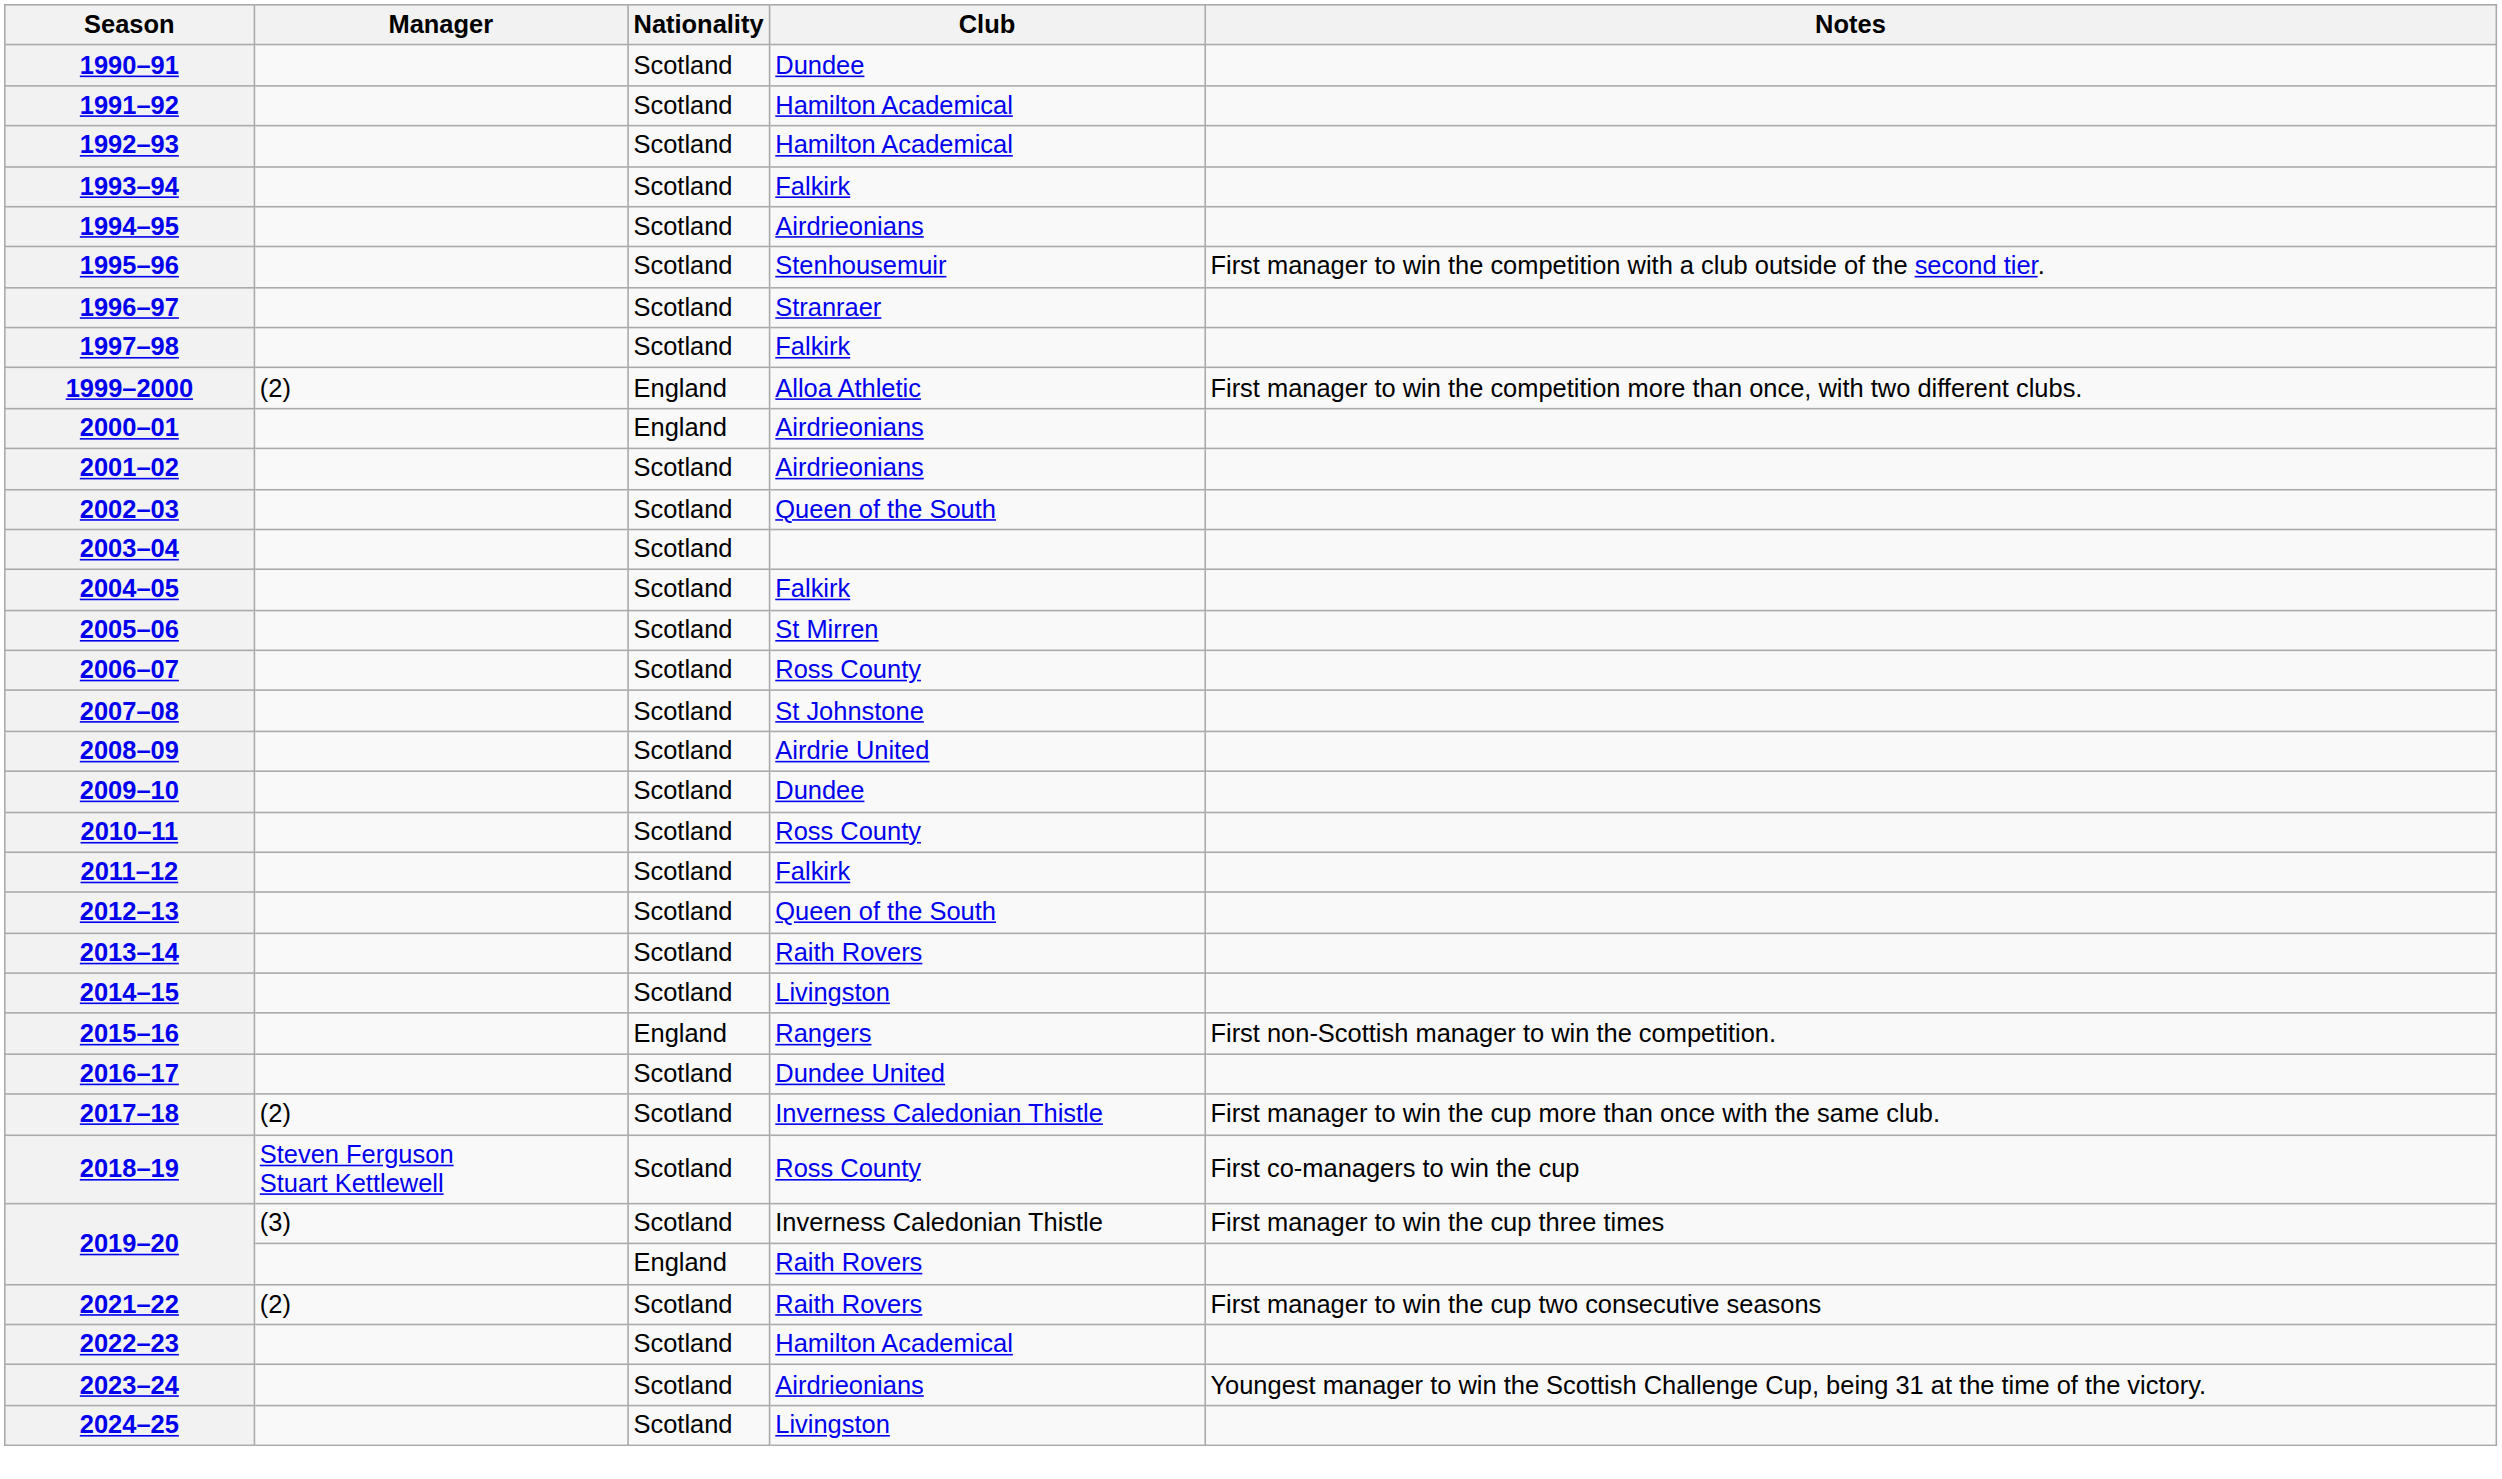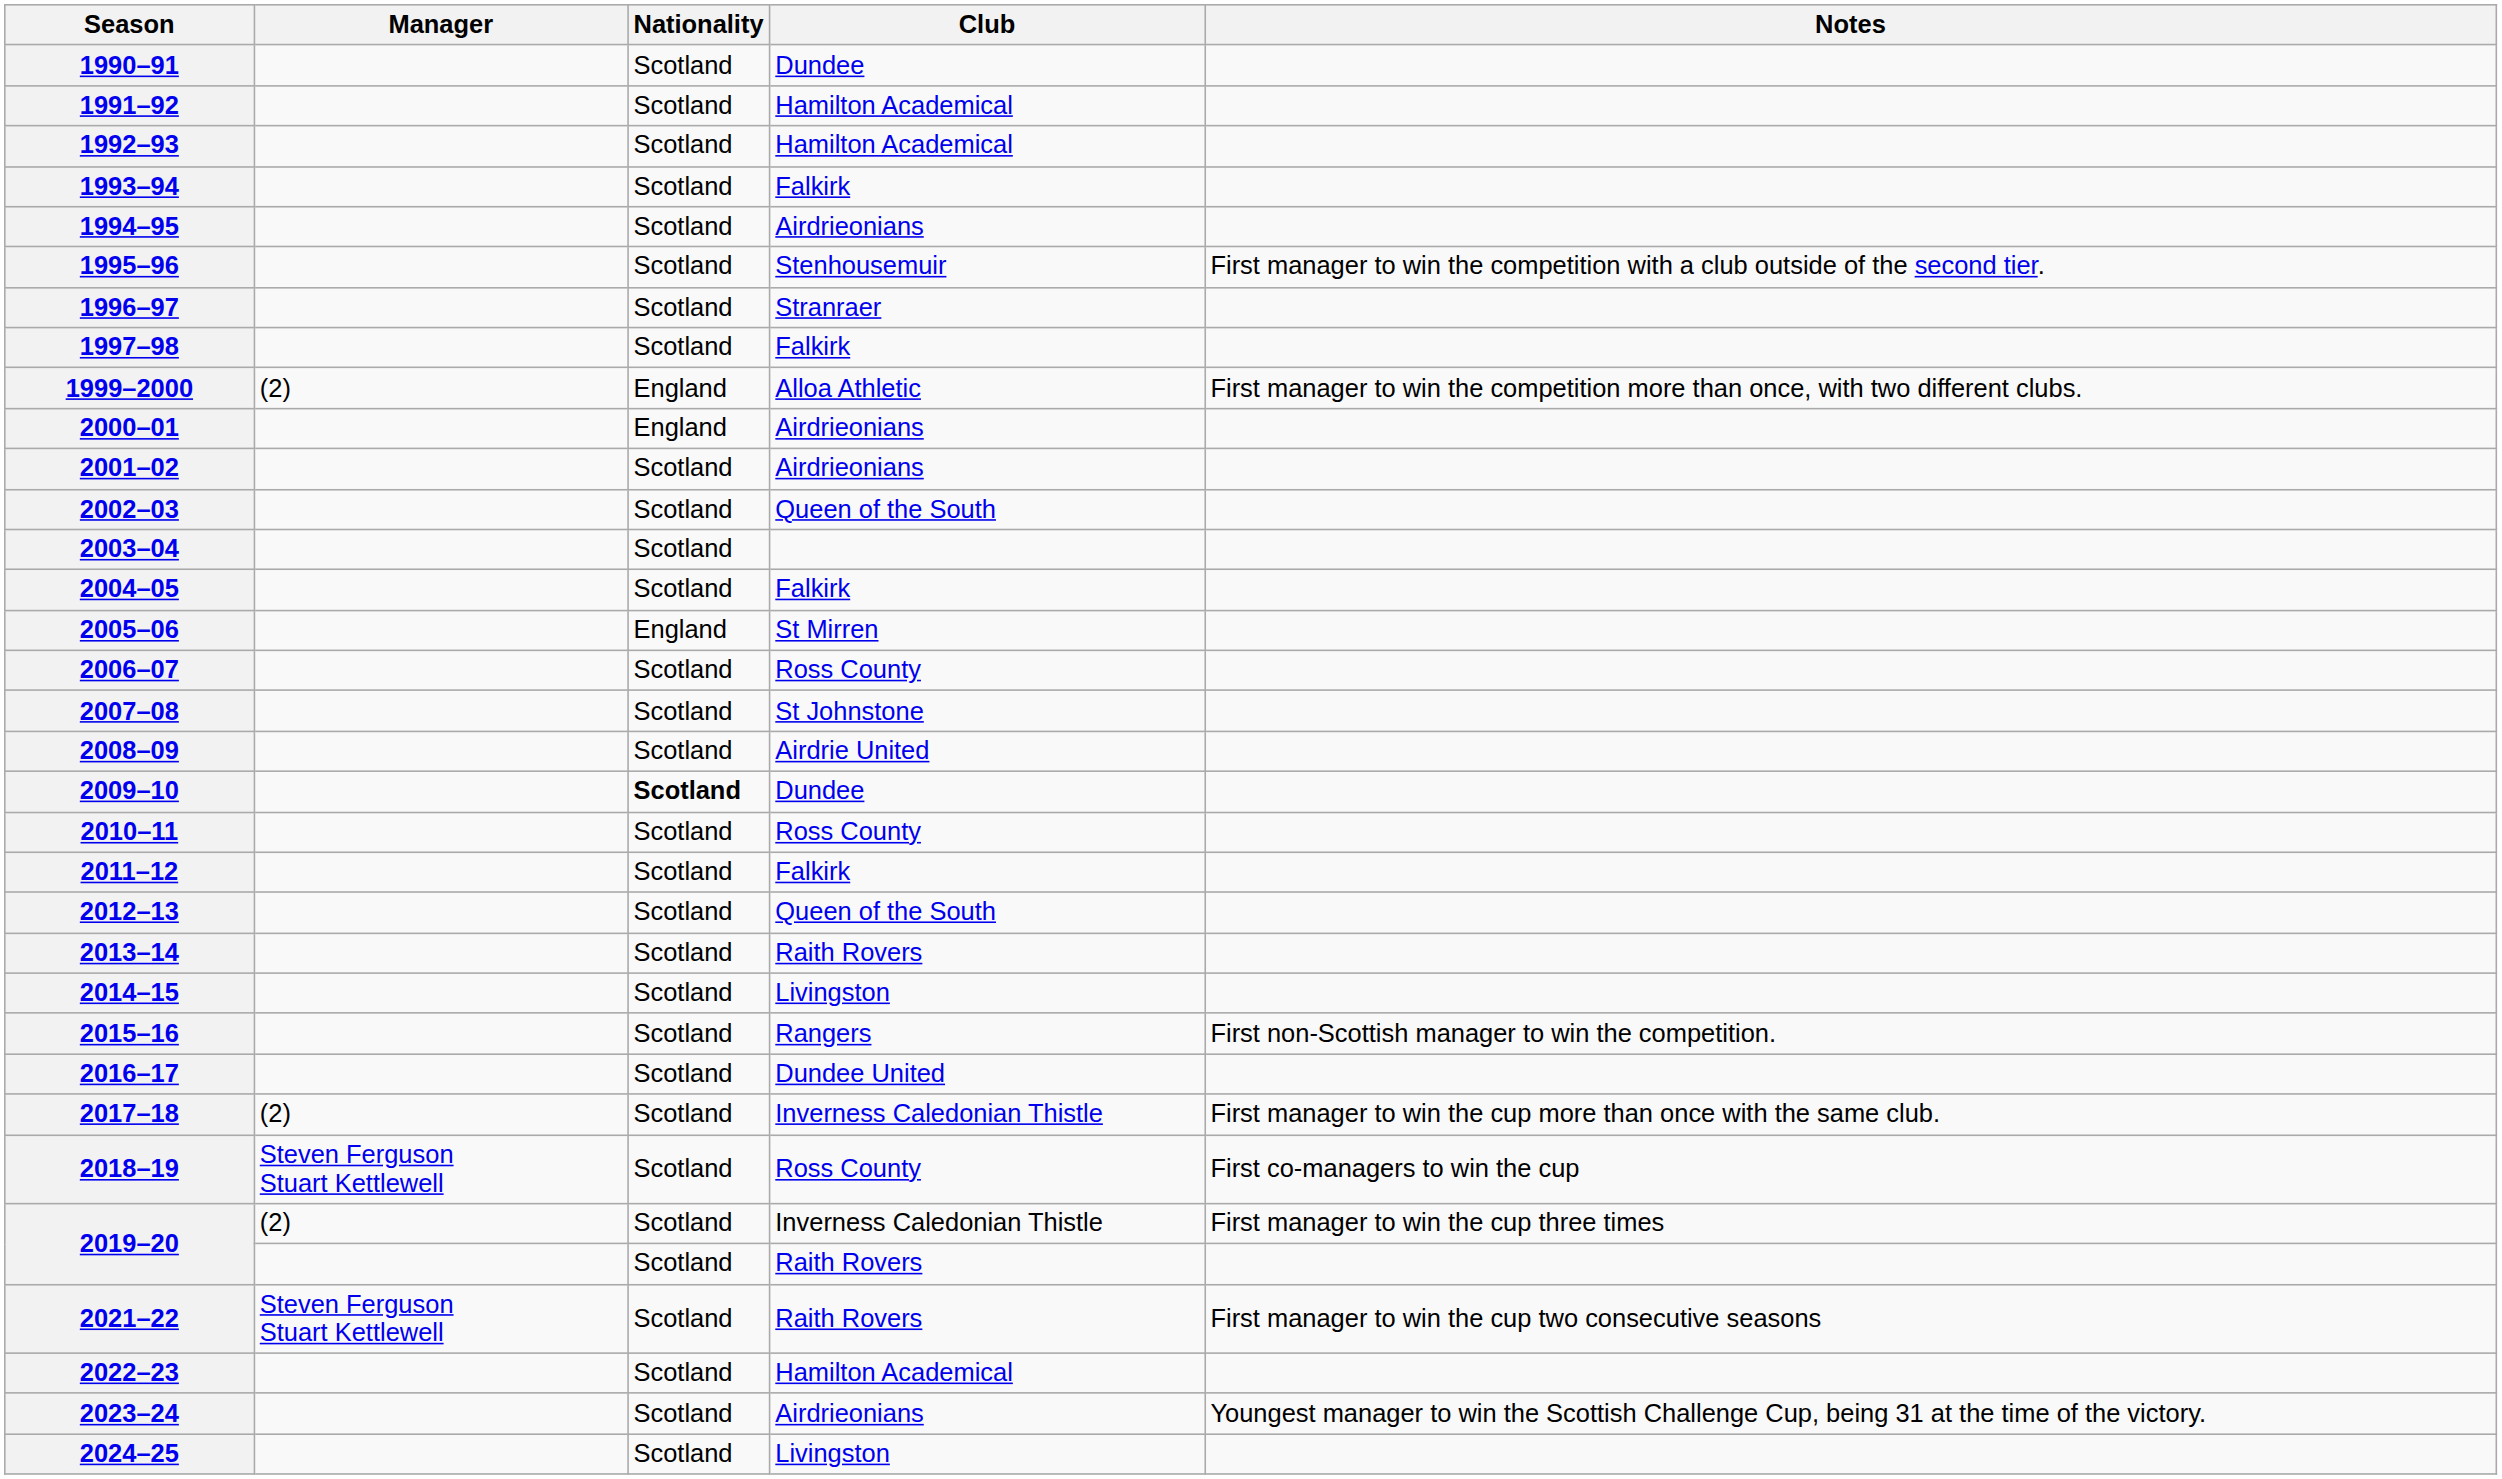(683, 629) Scotland -> (680, 629) England
(683, 791) normal -> (687, 791) bold
(680, 1033) England -> (683, 1033) Scotland
(275, 1223) (3) -> (275, 1223) (2)
(680, 1263) England -> (683, 1263) Scotland
(275, 1304) (2) -> (357, 1318) Steven Ferguson Stuart Kettlewell
